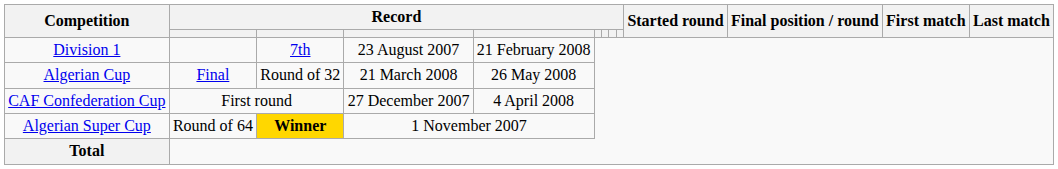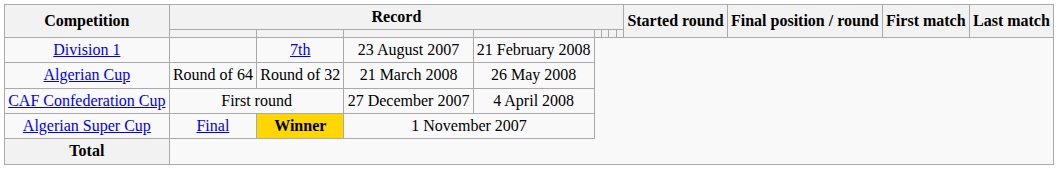(213, 75) Final -> (213, 75) Round of 64
(213, 126) Round of 64 -> (213, 126) Final
